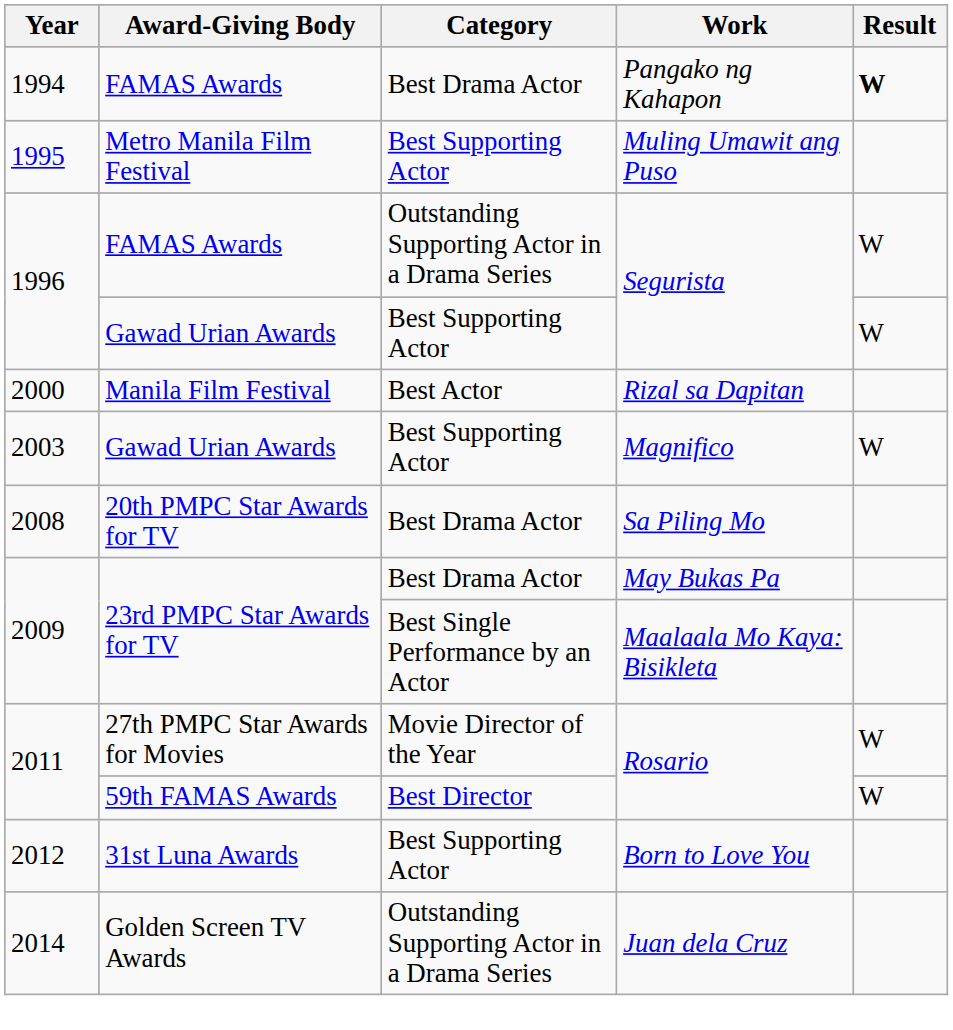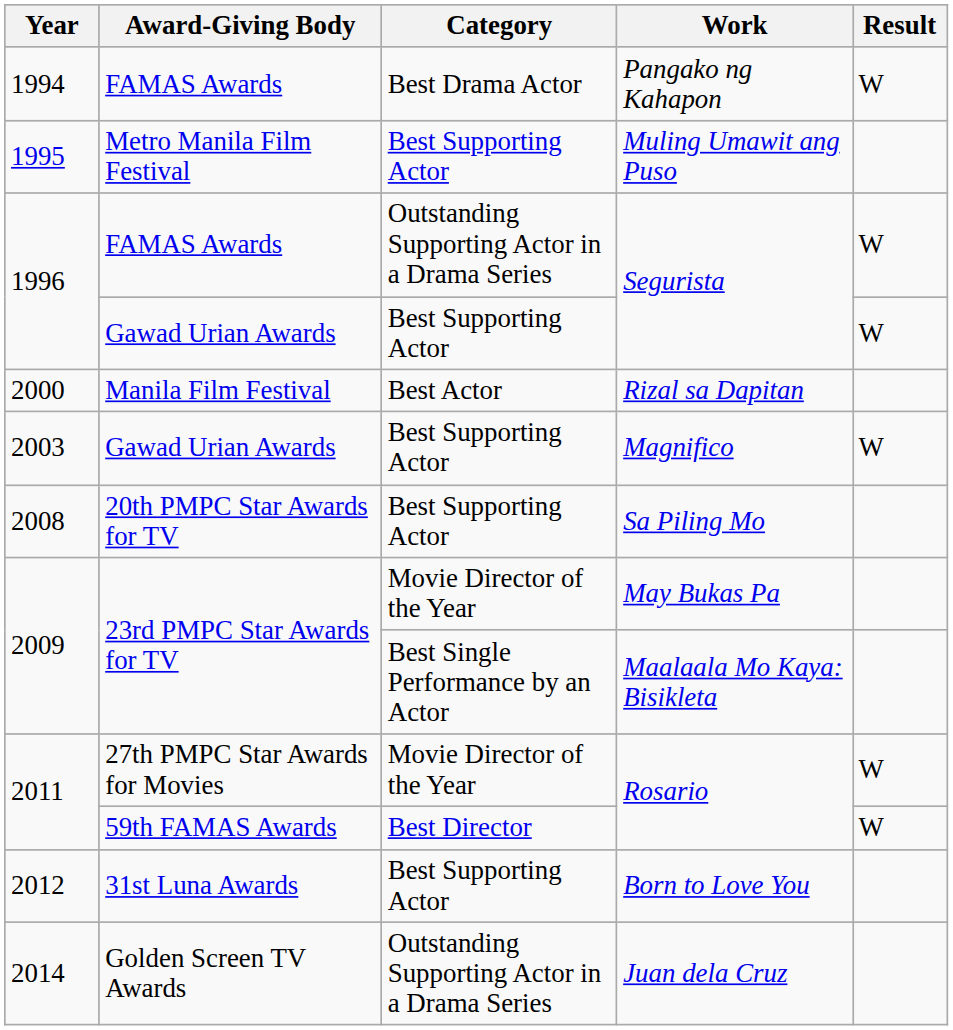(872, 83) bold -> (871, 83) normal
(485, 520) Best Drama Actor -> (475, 520) Best Supporting Actor
(485, 578) Best Drama Actor -> (486, 593) Movie Director of the Year
